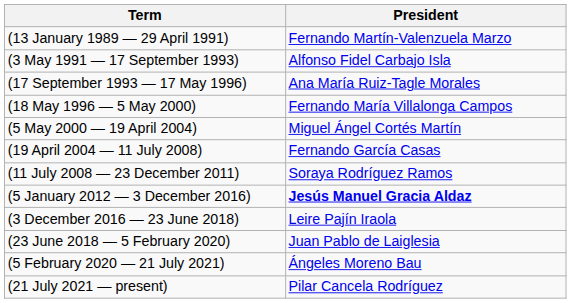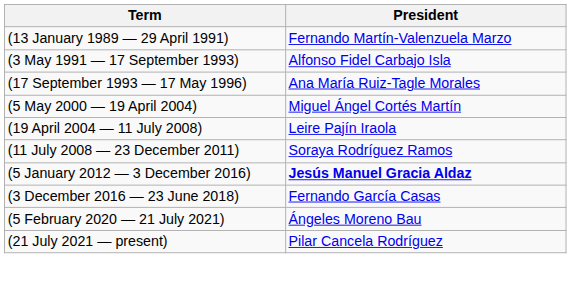- row: (102, 106)
(365, 151) Fernando García Casas -> (342, 128) Leire Pajín Iraola
(342, 219) Leire Pajín Iraola -> (365, 196) Fernando García Casas
- row: (119, 241)
